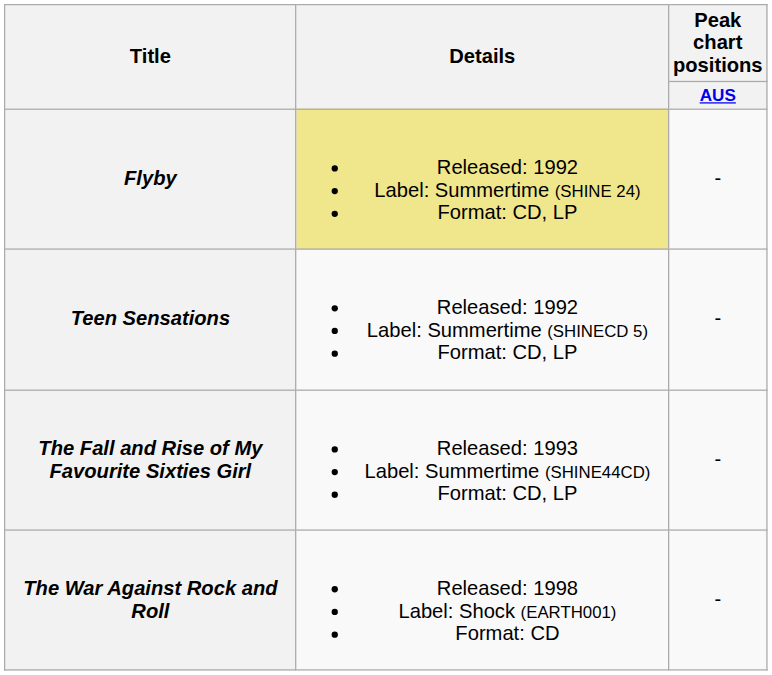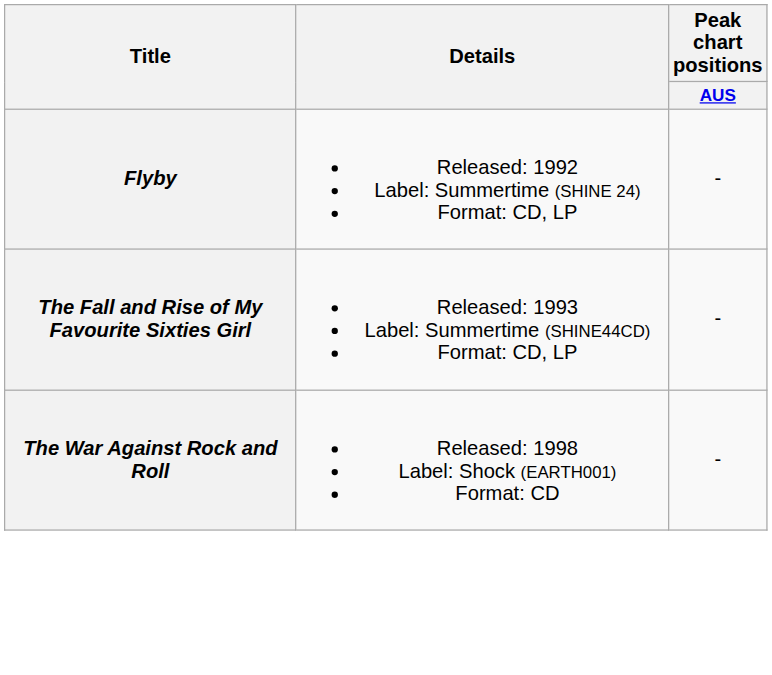(482, 190) khaki background -> (482, 190) no background
- row: (150, 319)
